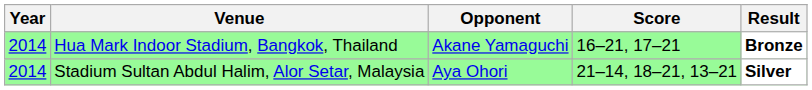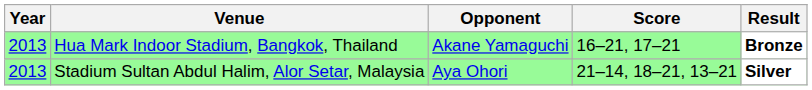(27, 45) 2014 -> (27, 45) 2013
(27, 72) 2014 -> (27, 72) 2013
